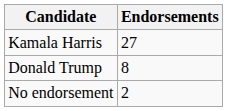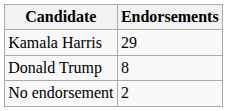(129, 42) 27 -> (129, 42) 29
